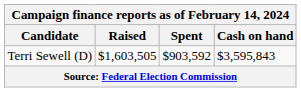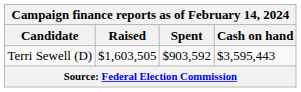(246, 55) $3,595,843 -> (246, 55) $3,595,443
